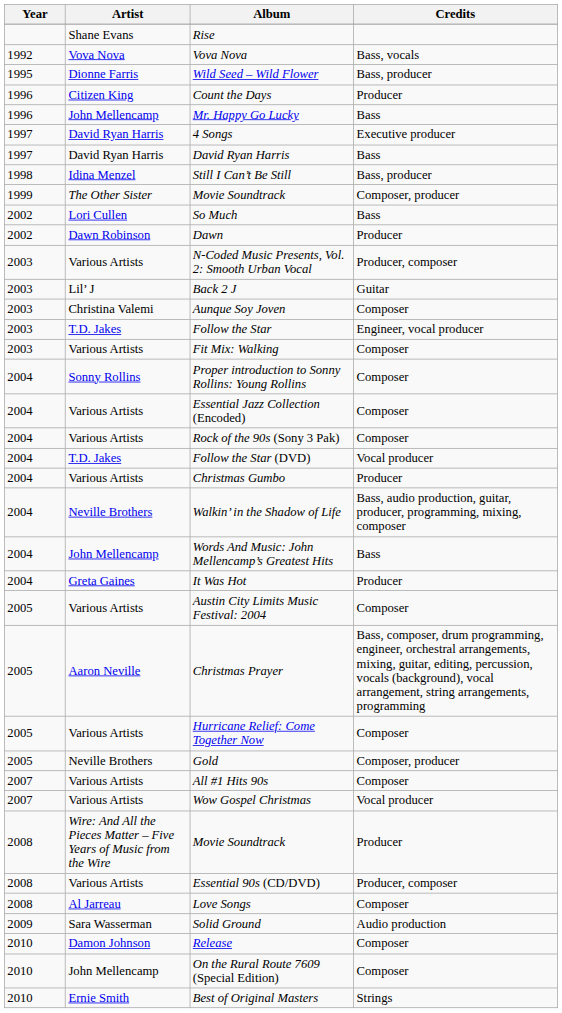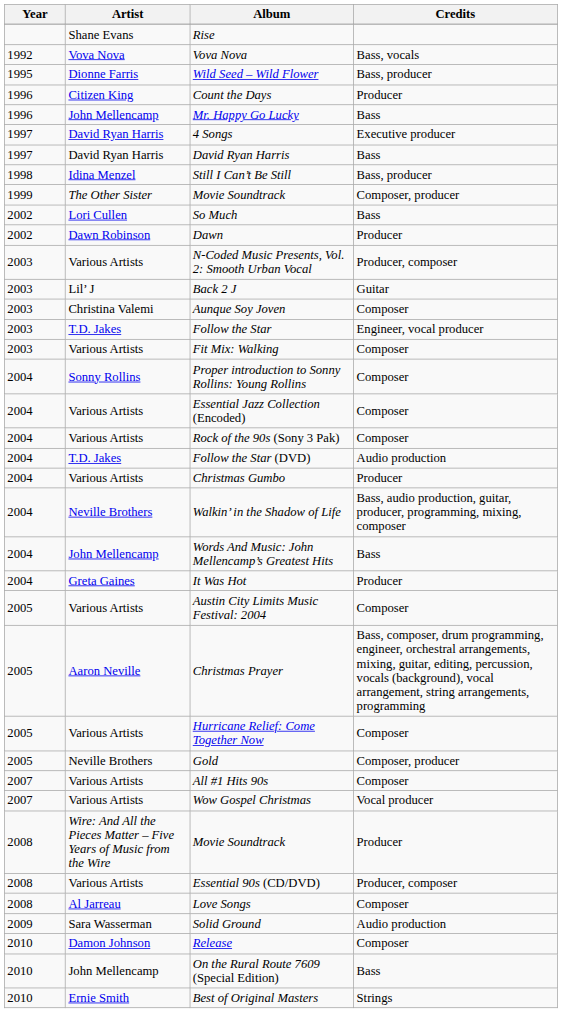(395, 458) Vocal producer -> (401, 458) Audio production
(383, 970) Composer -> (369, 970) Bass
